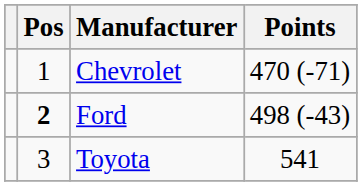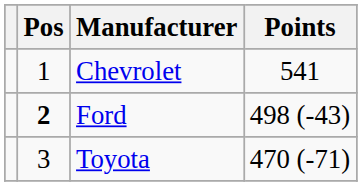(300, 70) 470 (-71) -> (300, 70) 541
(300, 159) 541 -> (300, 159) 470 (-71)
